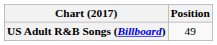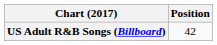(190, 31) 49 -> (190, 31) 42
